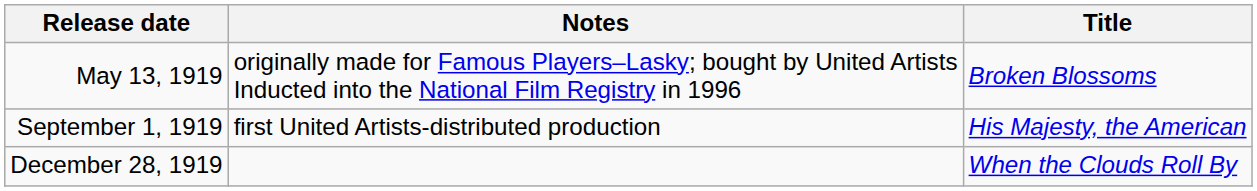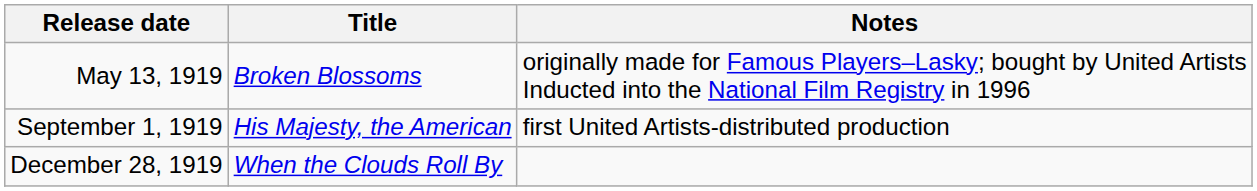columns swapped: (1108, 23) <-> (596, 23)
